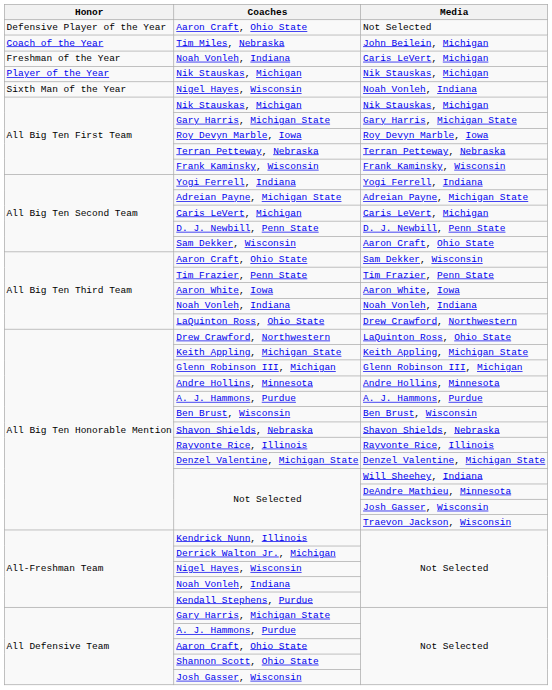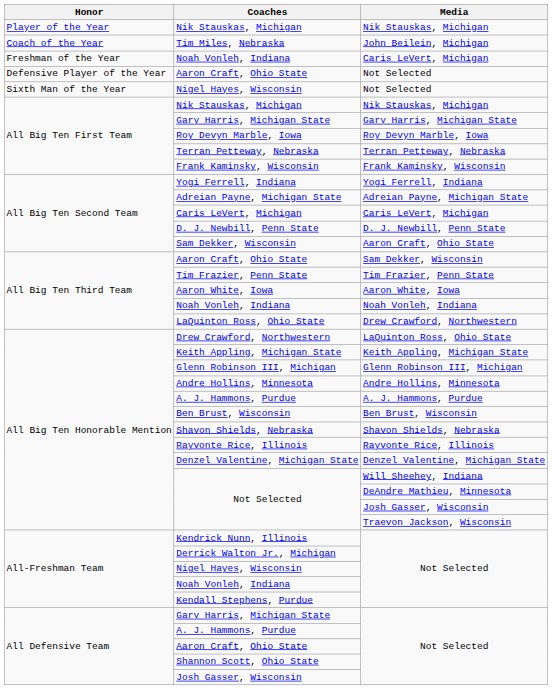rows swapped: (58, 74) <-> (86, 28)
(420, 89) Noah Vonleh, Indiana -> (397, 89) Not Selected
